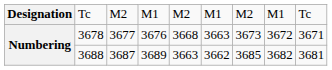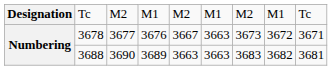(185, 34) 3668 -> (185, 34) 3667
(122, 55) 3687 -> (122, 55) 3690
(217, 55) 3662 -> (217, 55) 3663
(248, 55) 3685 -> (248, 55) 3683
